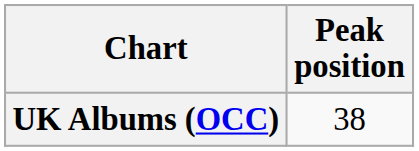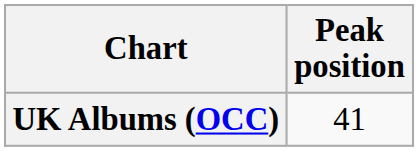(350, 118) 38 -> (350, 118) 41
